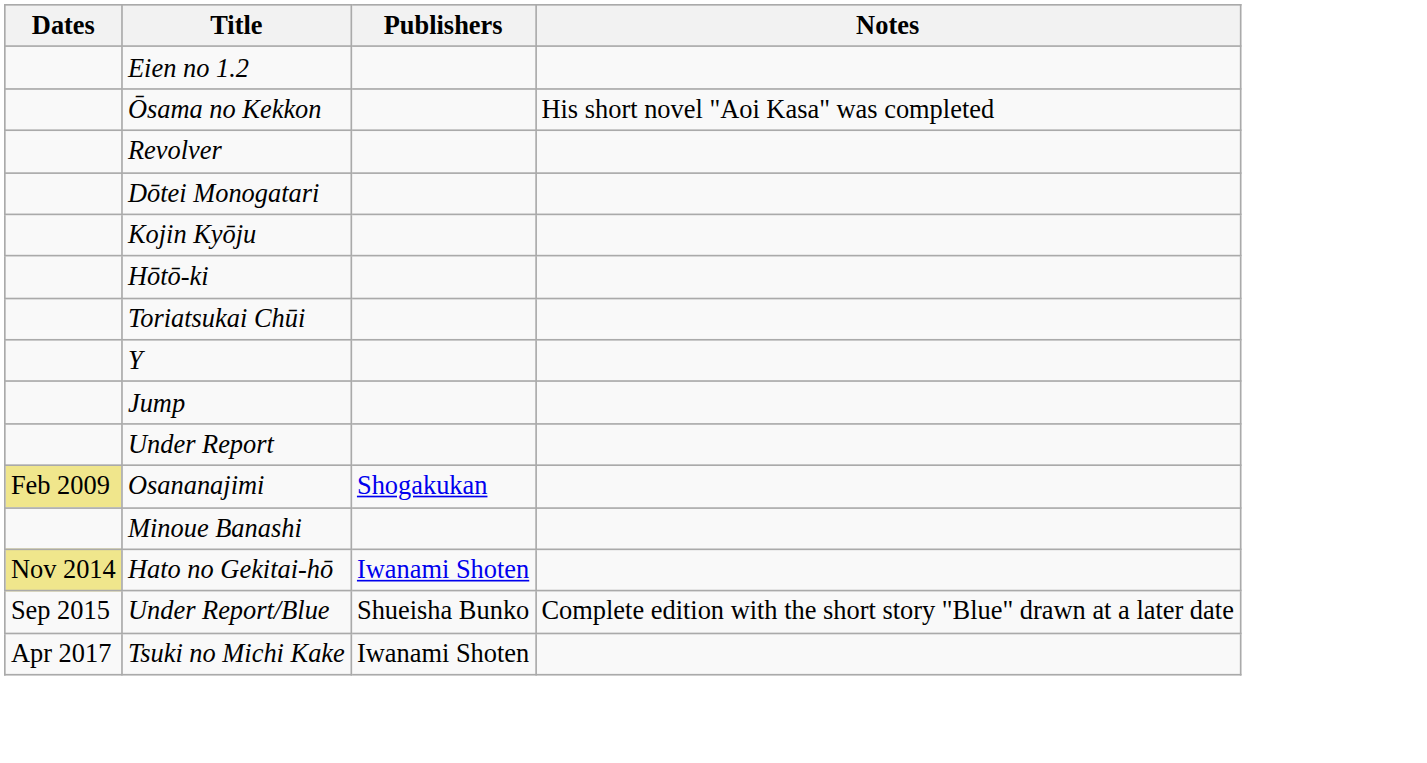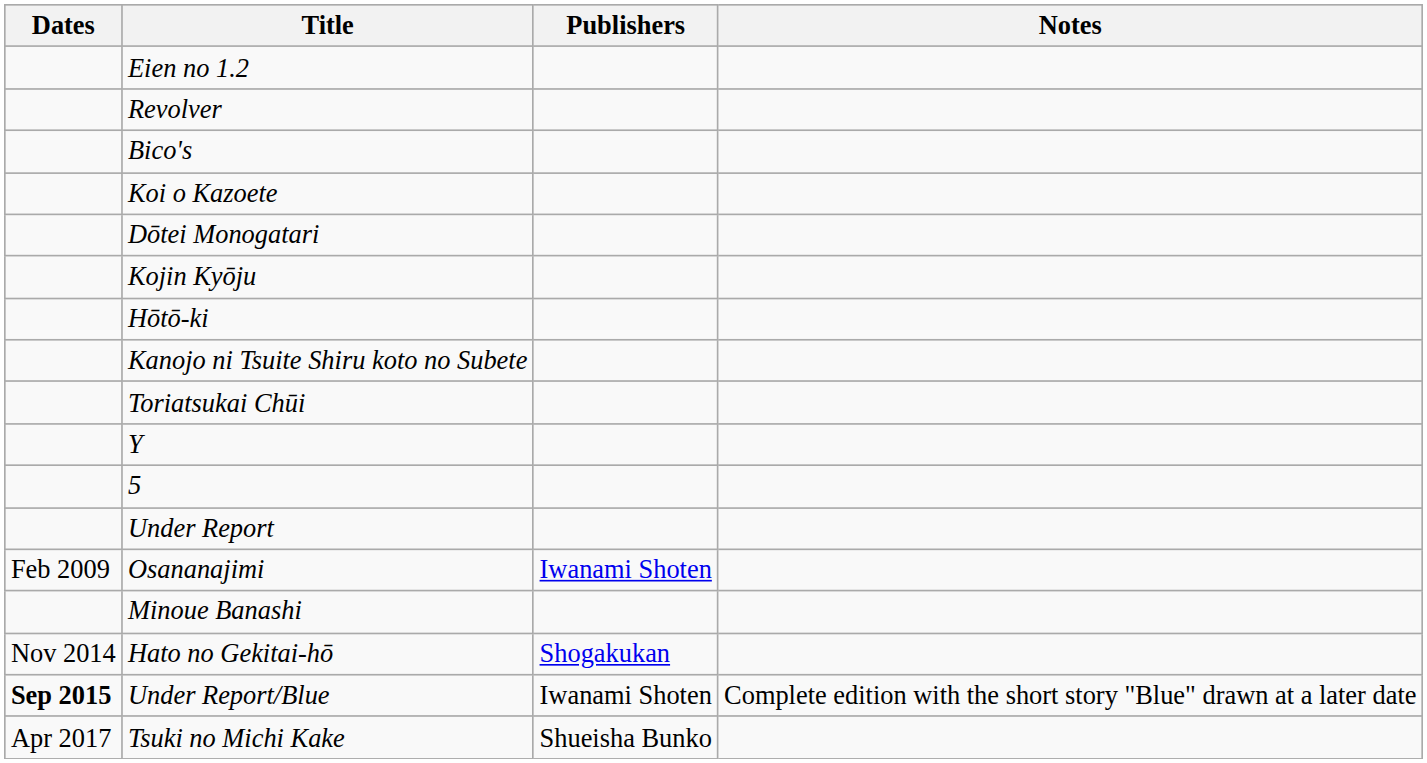- row: (225, 109)
+ row: (160, 151)
+ row: (203, 192)
+ row: (328, 360)
- row: (157, 402)
+ row: (135, 485)
(60, 485) khaki background -> (60, 569) no background
(422, 485) Shogakukan -> (626, 569) Iwanami Shoten
(63, 569) khaki background -> (63, 653) no background
(443, 569) Iwanami Shoten -> (605, 653) Shogakukan
(60, 611) normal -> (61, 695) bold
(443, 611) Shueisha Bunko -> (626, 695) Iwanami Shoten
(443, 653) Iwanami Shoten -> (626, 737) Shueisha Bunko
